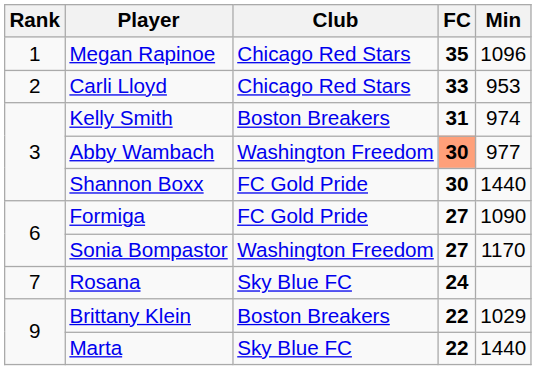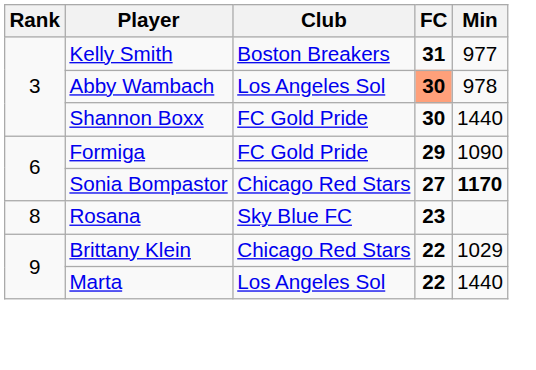- row: (142, 53)
- row: (118, 86)
(503, 119) 974 -> (480, 53) 977
(336, 151) Washington Freedom -> (311, 86) Los Angeles Sol
(503, 151) 977 -> (480, 86) 978
(457, 217) 27 -> (434, 151) 29
(336, 250) Washington Freedom -> (324, 184) Chicago Red Stars
(503, 250) normal -> (480, 184) bold
(35, 282) 7 -> (35, 217) 8
(457, 282) 24 -> (434, 217) 23
(314, 315) Boston Breakers -> (324, 250) Chicago Red Stars
(295, 348) Sky Blue FC -> (311, 282) Los Angeles Sol
